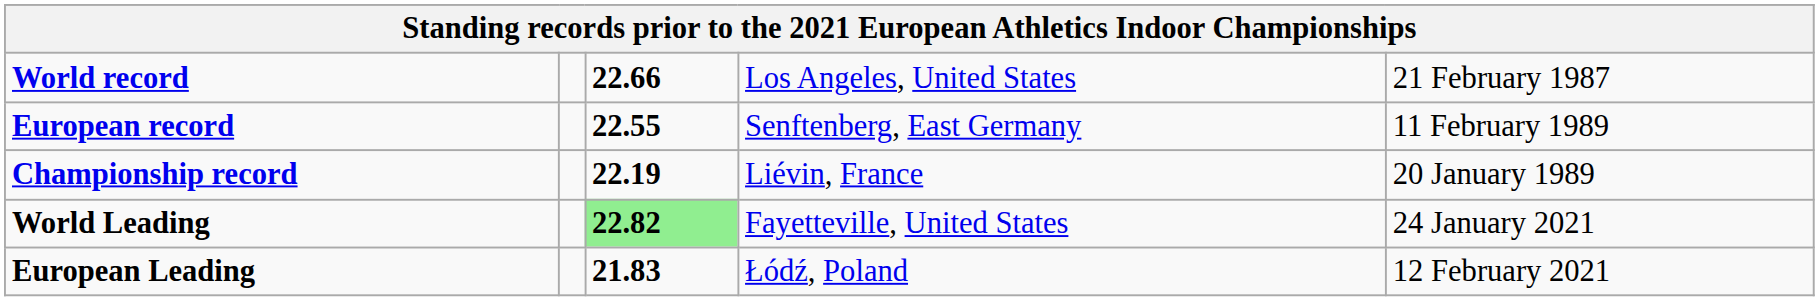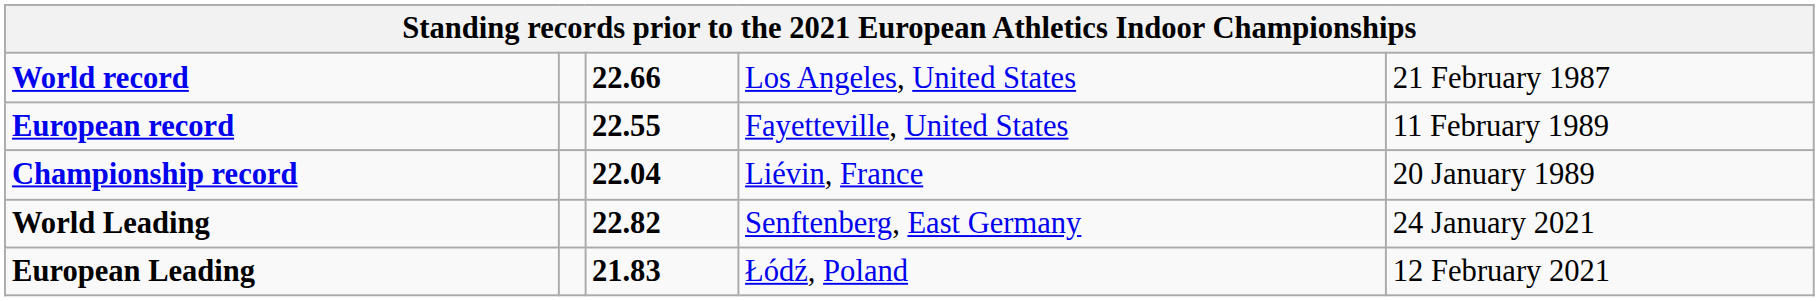(913, 125) Senftenberg, East Germany -> (907, 125) Fayetteville, United States
(626, 174) 22.19 -> (626, 174) 22.04
(626, 222) lightgreen background -> (626, 222) no background
(907, 222) Fayetteville, United States -> (913, 222) Senftenberg, East Germany
